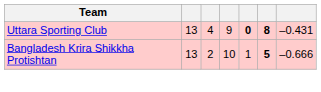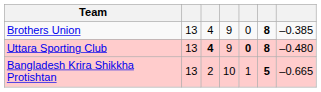+ row: (44, 30)
(210, 30) normal -> (210, 48) bold
(296, 30) –0.431 -> (296, 48) –0.480
(296, 54) –0.666 -> (296, 71) –0.665
